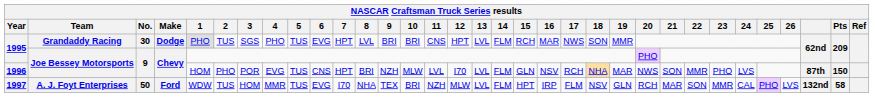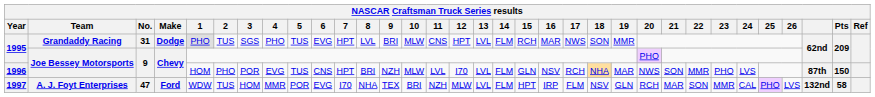(145, 41) 30 -> (145, 41) 31
(413, 41) BRI -> (414, 41) MLW
(145, 85) 50 -> (145, 85) 47
(299, 85) TUS -> (300, 85) POR
